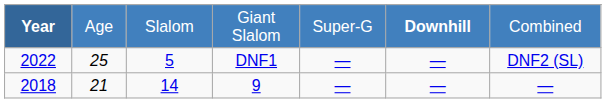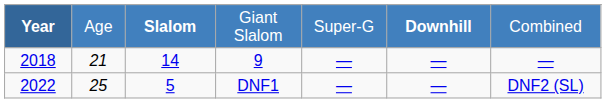(169, 26) normal -> (170, 26) bold
rows swapped: (256, 86) <-> (256, 60)
